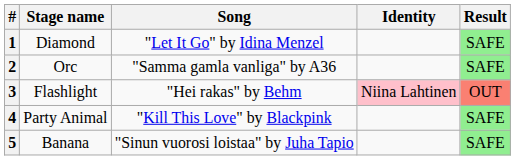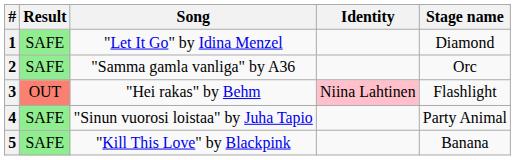columns swapped: (65, 17) <-> (485, 17)
(234, 117) "Kill This Love" by Blackpink -> (193, 117) "Sinun vuorosi loistaa" by Juha Tapio
(234, 142) "Sinun vuorosi loistaa" by Juha Tapio -> (193, 142) "Kill This Love" by Blackpink
